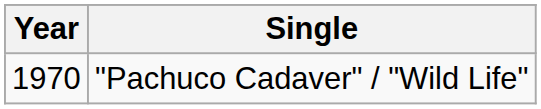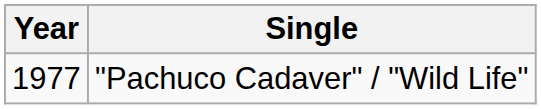(46, 77) 1970 -> (46, 77) 1977
